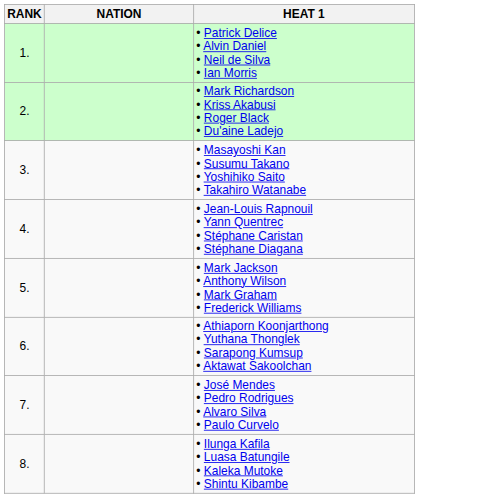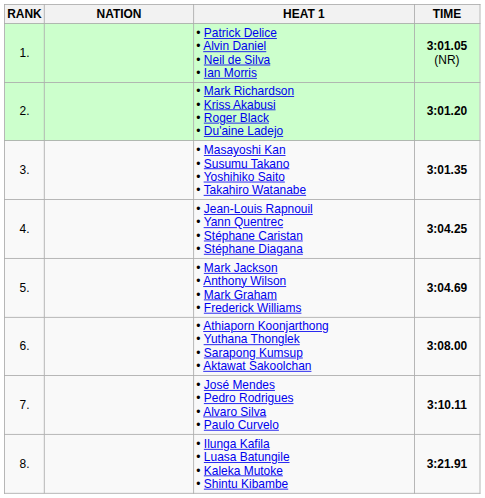+ column: (447, 14)
